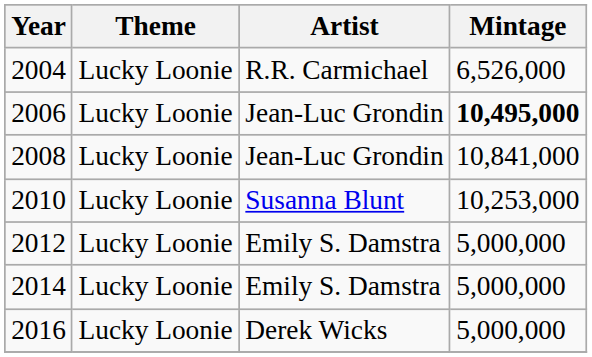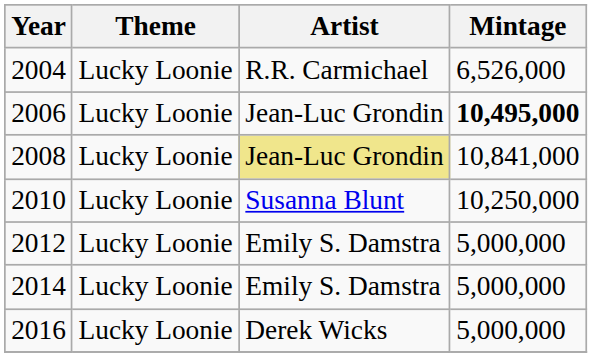(345, 156) no background -> (345, 156) khaki background
(518, 199) 10,253,000 -> (518, 199) 10,250,000
